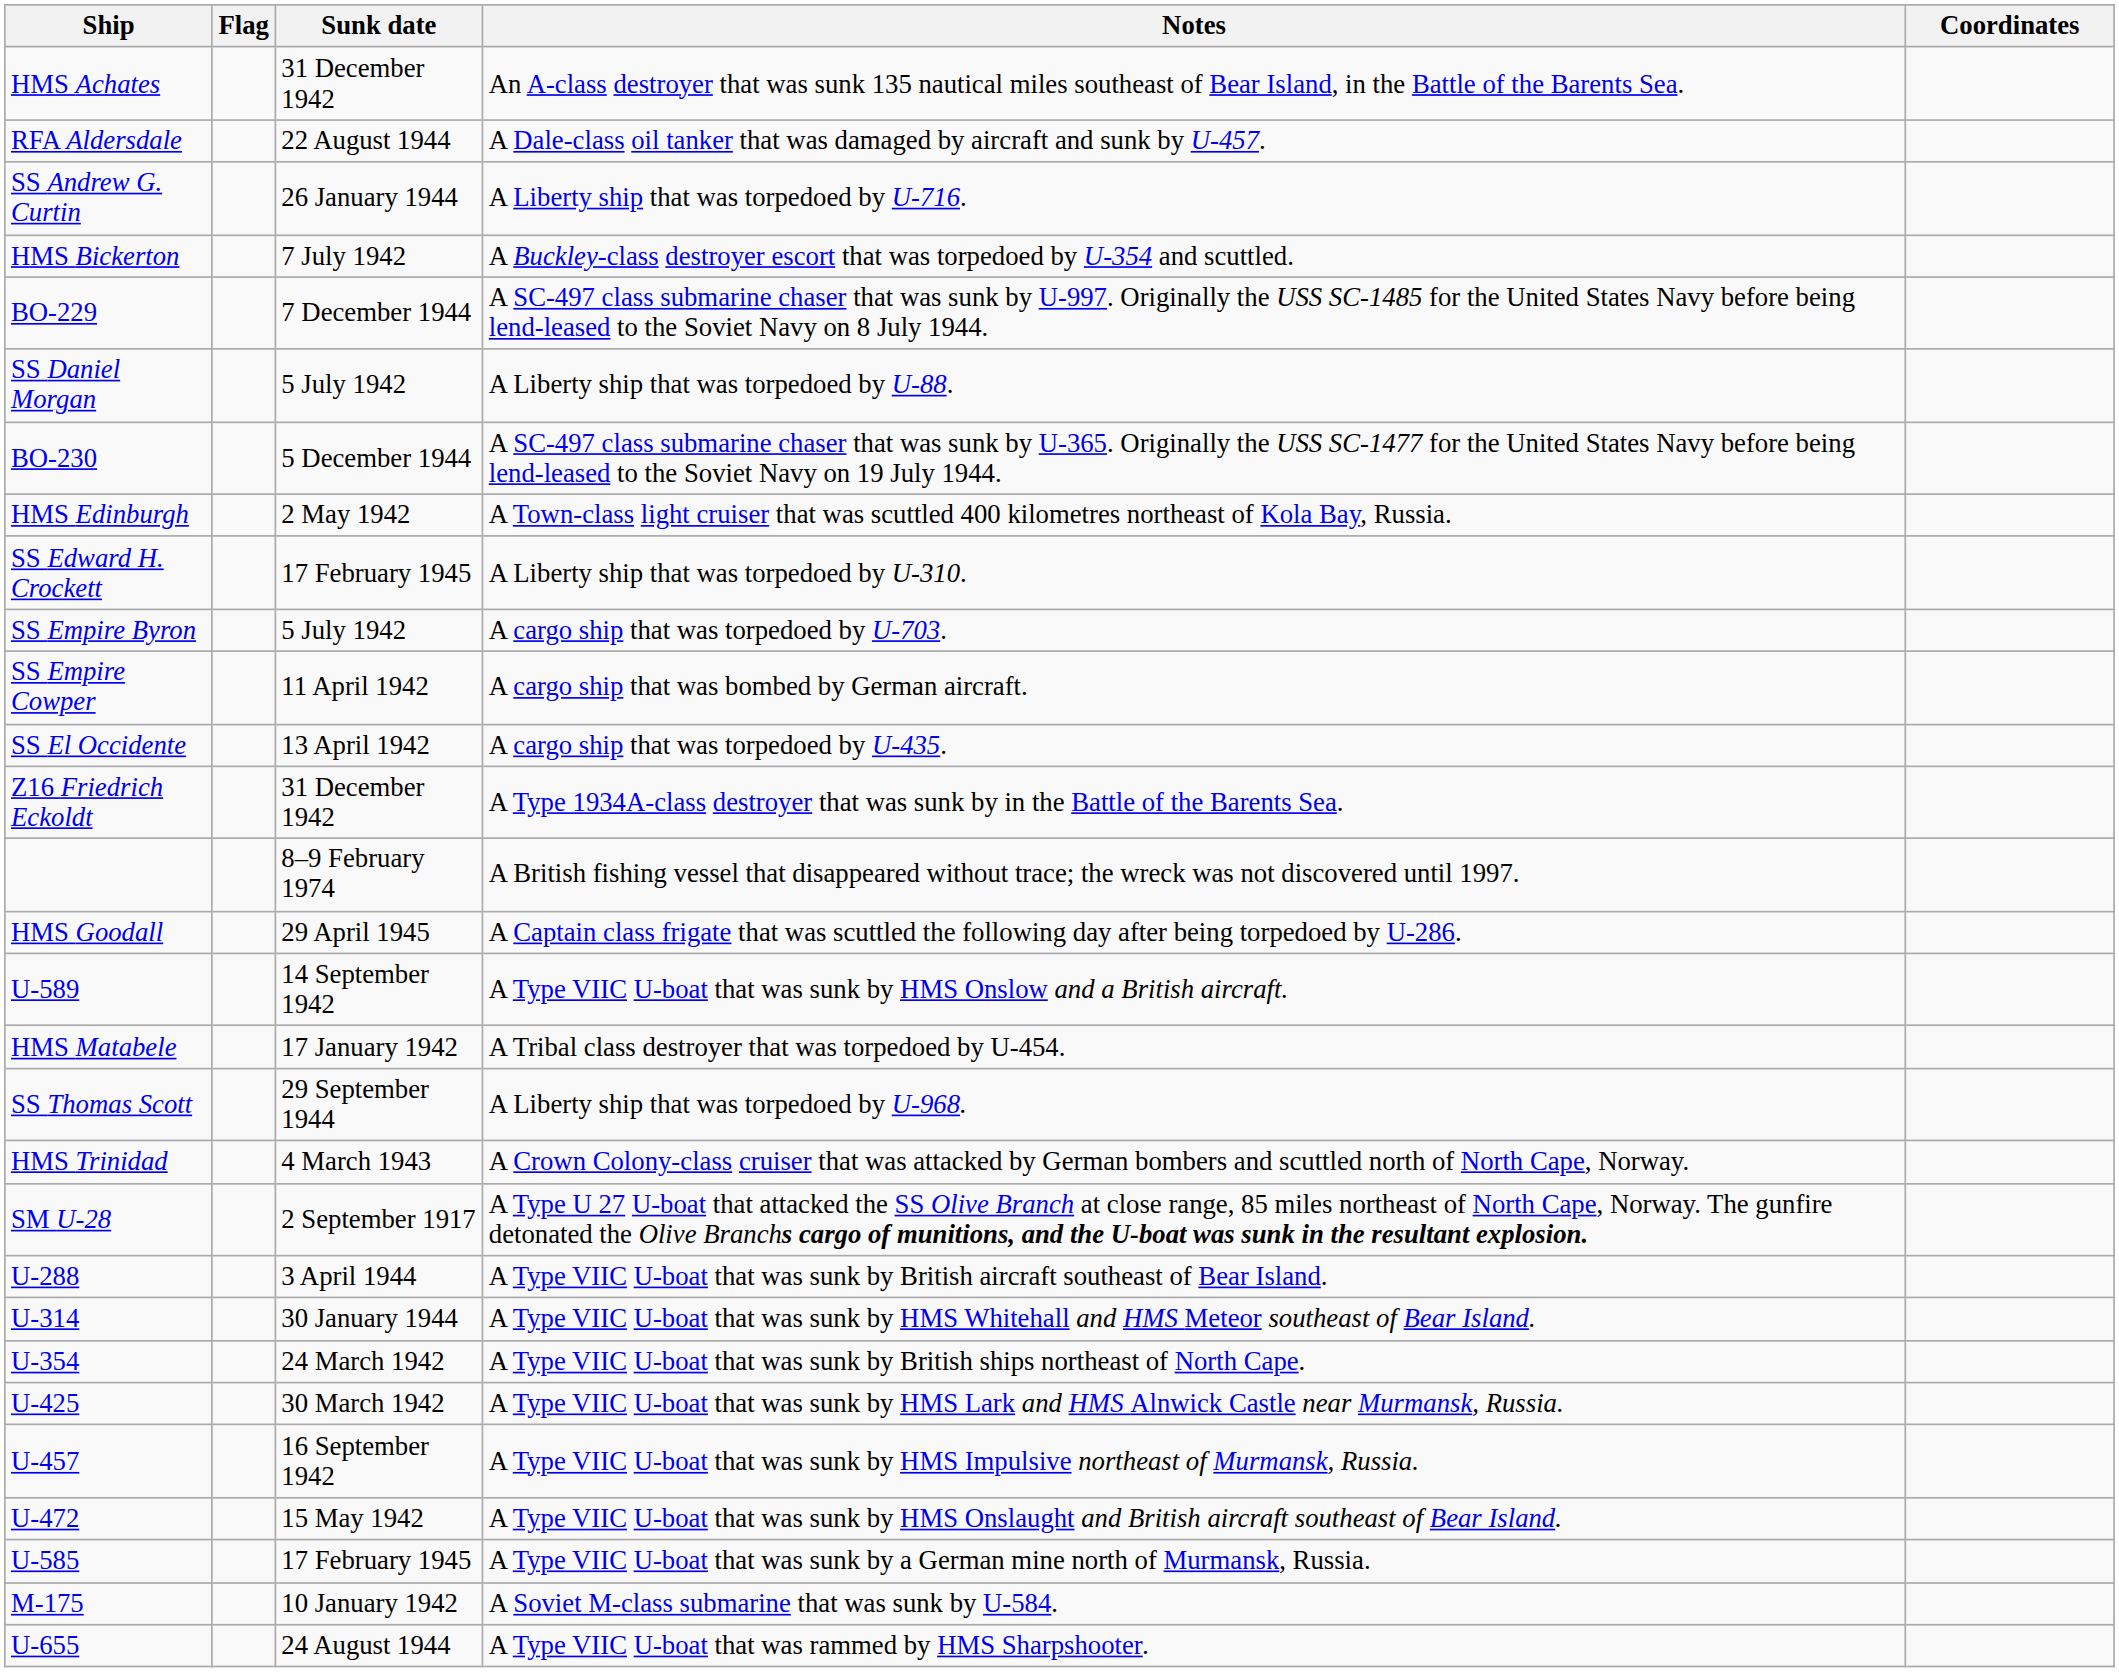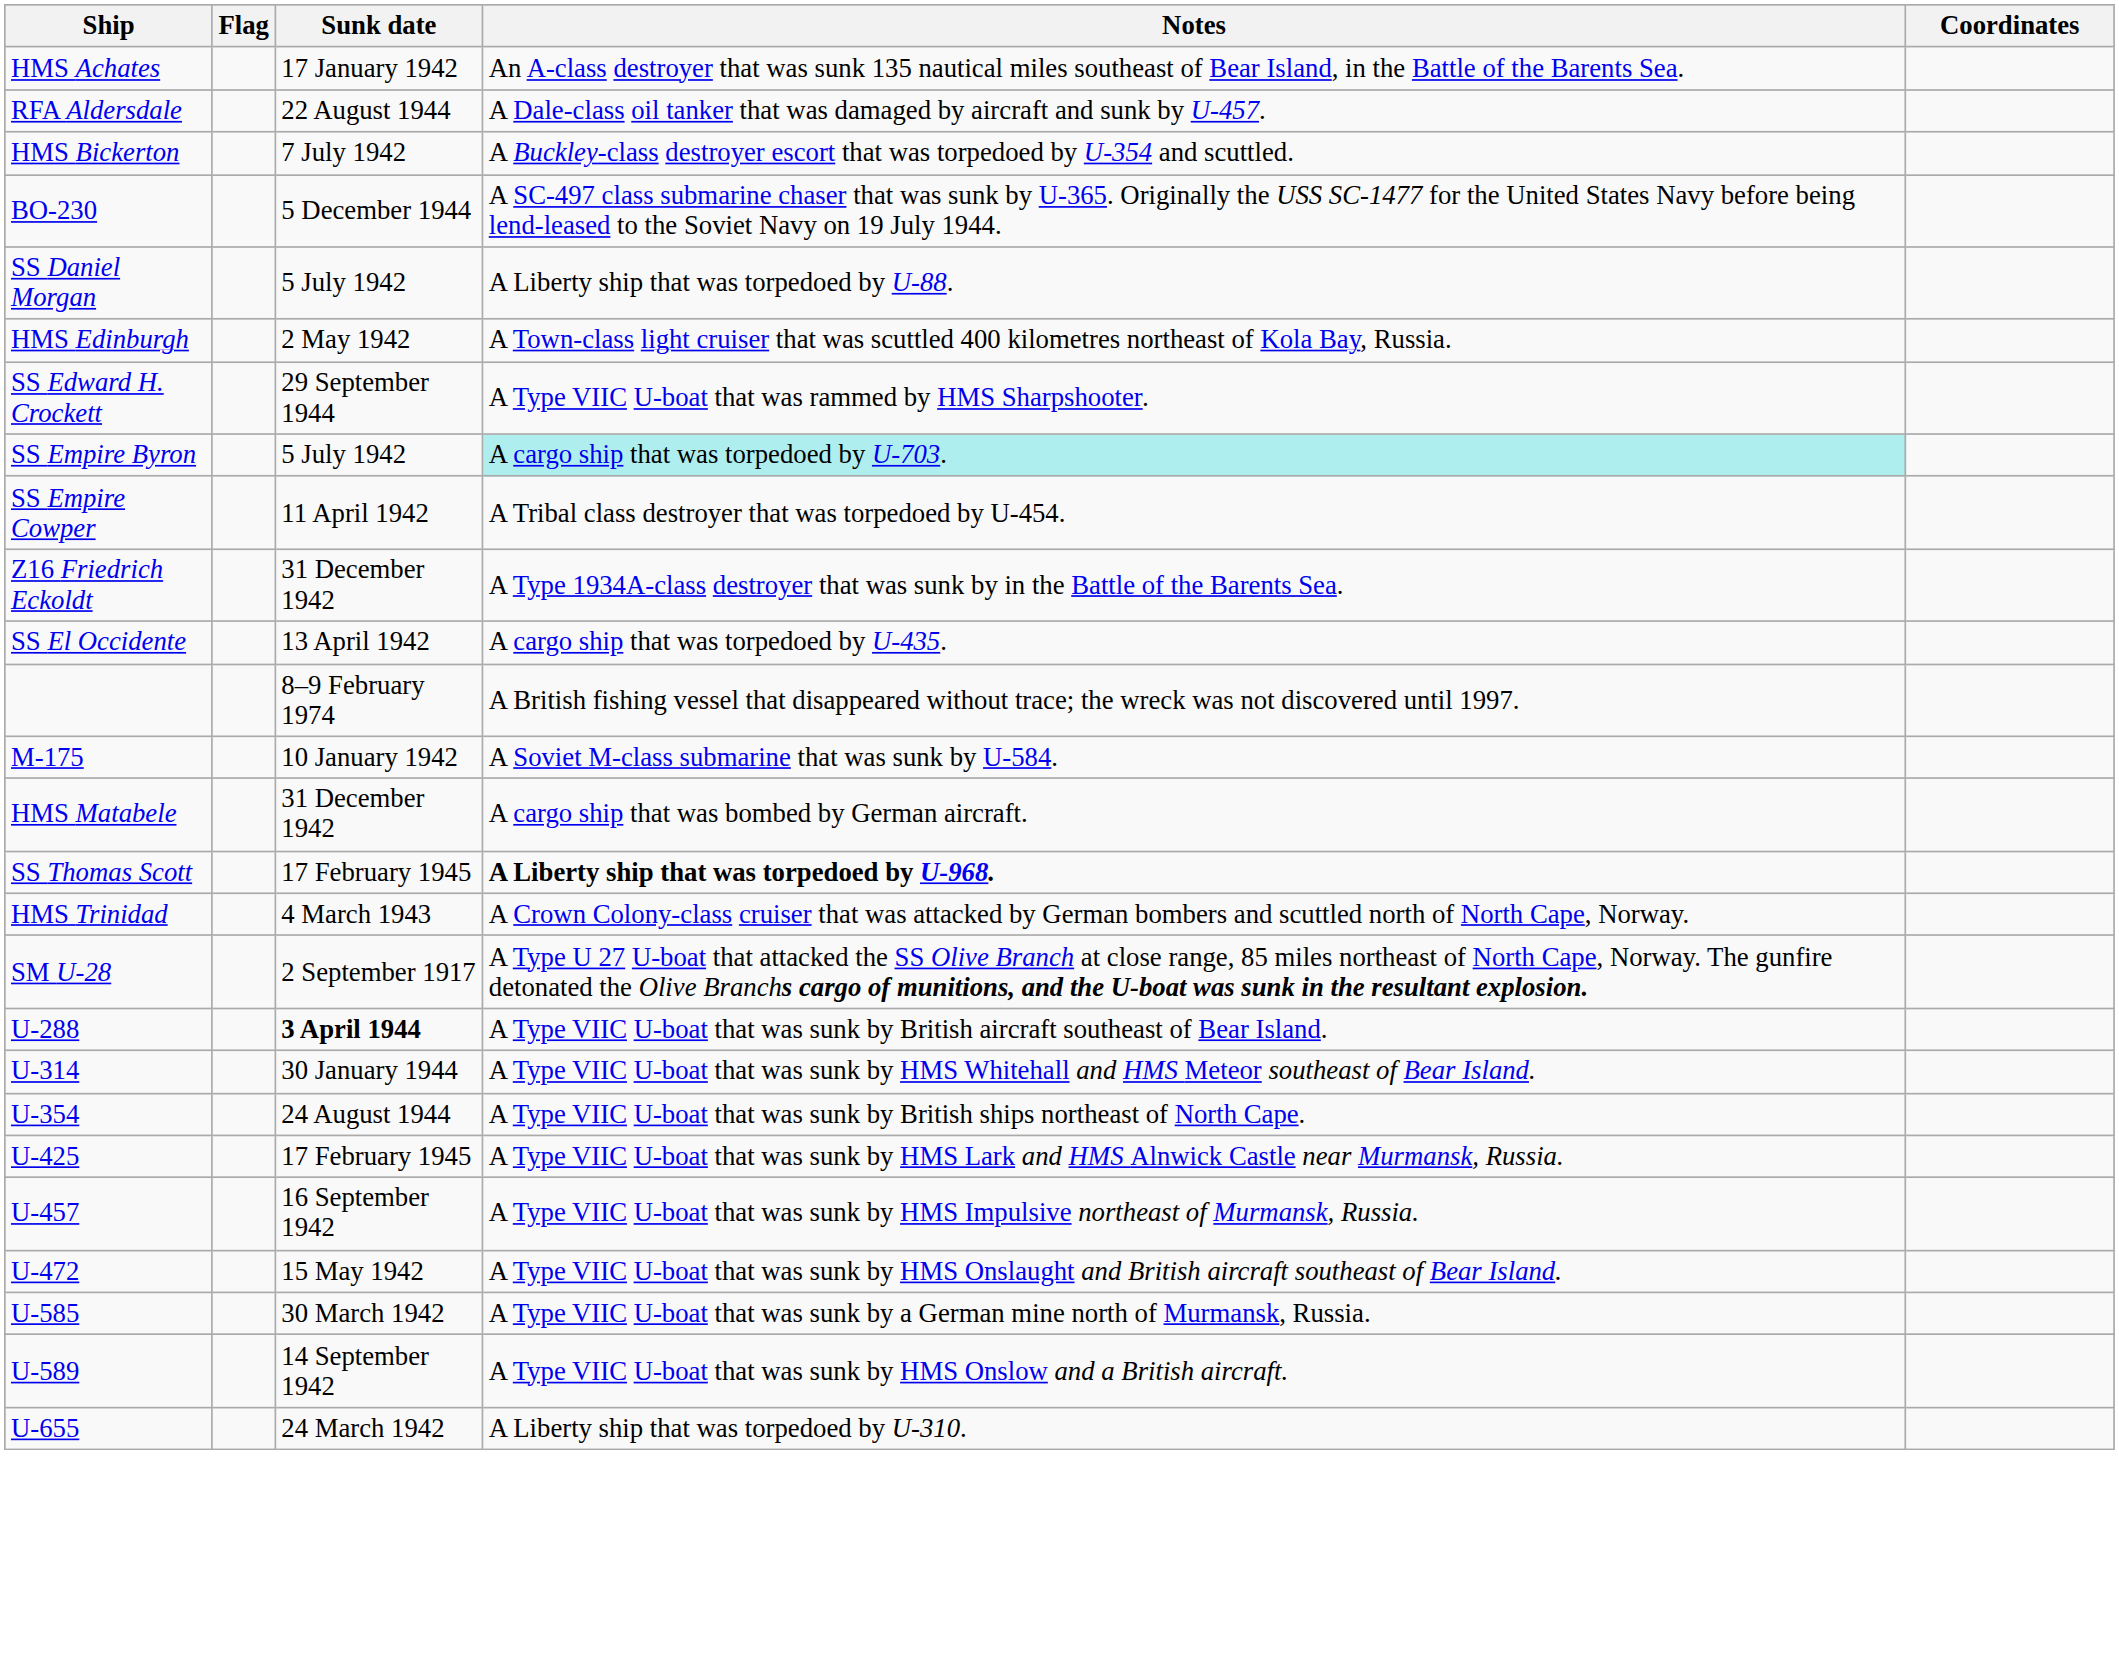(353, 83) 31 December 1942 -> (370, 68) 17 January 1942
- row: (87, 197)
- row: (54, 312)
rows swapped: (54, 457) <-> (66, 385)
(376, 572) 17 February 1945 -> (355, 397) 29 September 1944
(728, 572) A Liberty ship that was torpedoed by U-310. -> (819, 397) A Type VIIC U-boat that was rammed by HMS Sharpshooter.
(718, 629) no background -> (718, 454) paleturquoise background
(758, 687) A cargo ship that was bombed by German aircraft. -> (777, 512) A Tribal class destroyer that was torpedoed by U-454.
rows swapped: (99, 744) <-> (87, 802)
- row: (87, 931)
rows swapped: (47, 1603) <-> (45, 989)
(370, 1046) 17 January 1942 -> (353, 814) 31 December 1942
(777, 1046) A Tribal class destroyer that was torpedoed by U-454. -> (758, 814) A cargo ship that was bombed by German aircraft.
(355, 1104) 29 September 1944 -> (376, 871) 17 February 1945
(728, 1104) normal -> (742, 871) bold
(349, 1276) normal -> (351, 1028) bold
(363, 1361) 24 March 1942 -> (366, 1113) 24 August 1944
(363, 1403) 30 March 1942 -> (376, 1156) 17 February 1945
(376, 1560) 17 February 1945 -> (363, 1313) 30 March 1942
(366, 1645) 24 August 1944 -> (363, 1428) 24 March 1942
(819, 1645) A Type VIIC U-boat that was rammed by HMS Sharpshooter. -> (728, 1428) A Liberty ship that was torpedoed by U-310.
